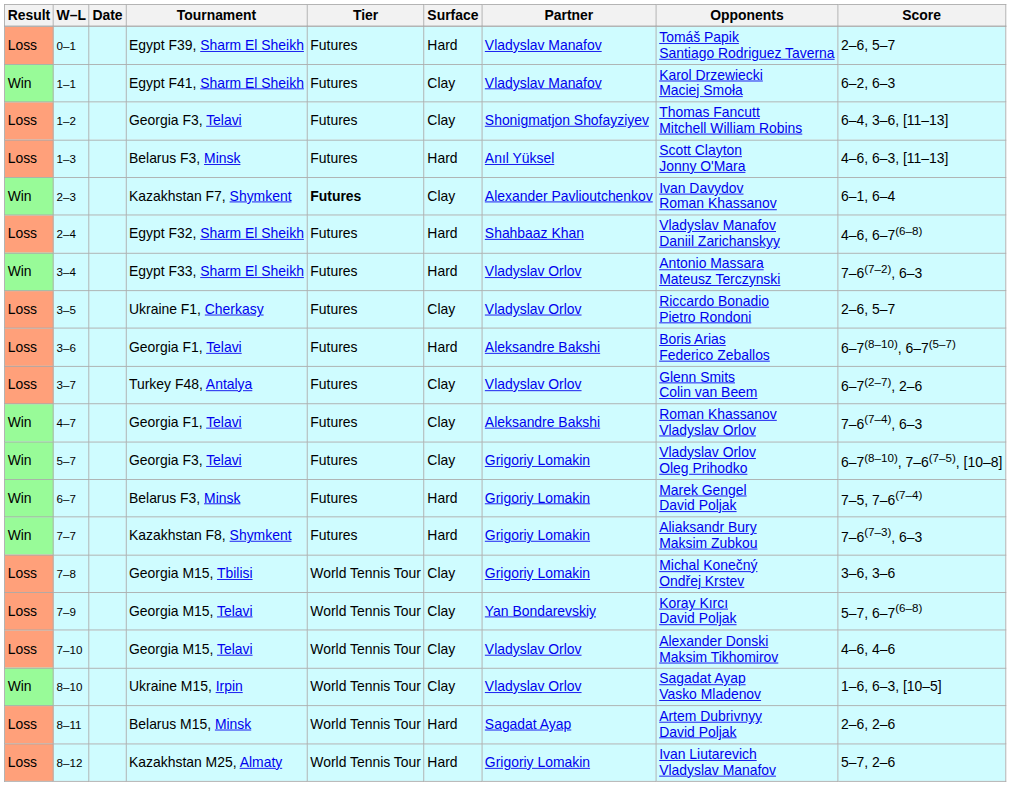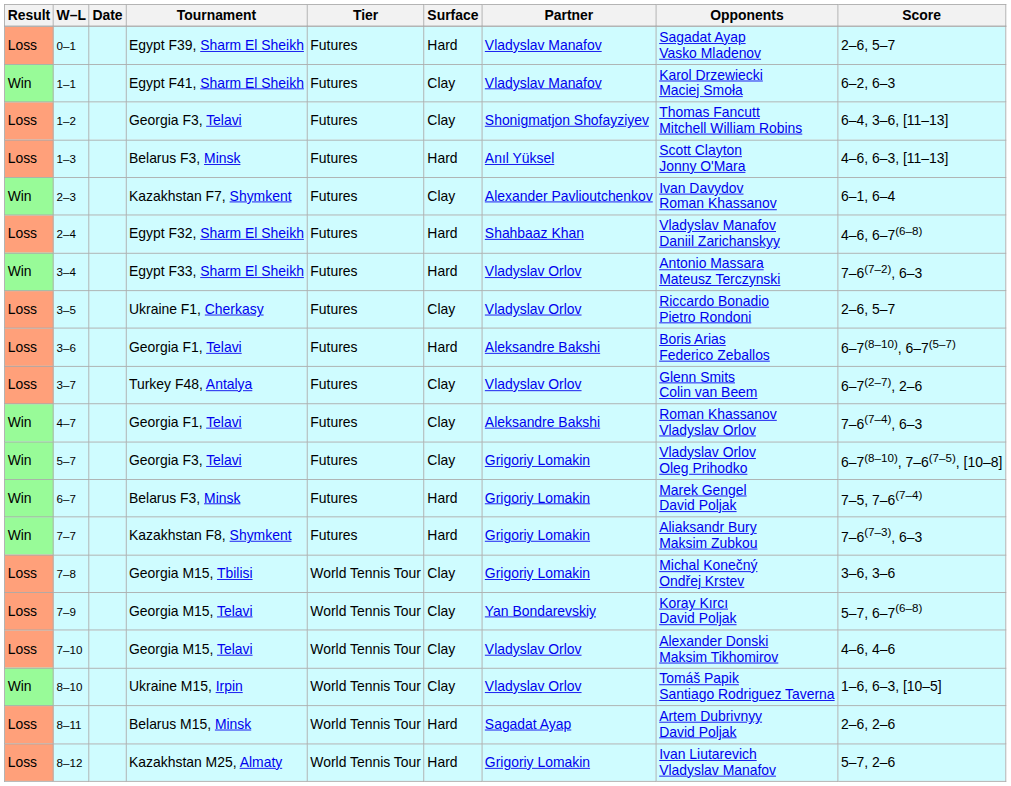(747, 45) Tomáš Papik Santiago Rodriguez Taverna -> (710, 45) Sagadat Ayap Vasko Mladenov
(336, 196) bold -> (334, 196) normal
(710, 686) Sagadat Ayap Vasko Mladenov -> (747, 686) Tomáš Papik Santiago Rodriguez Taverna
